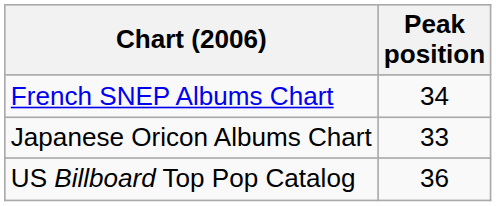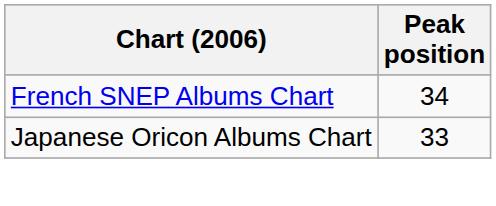- row: (183, 178)
